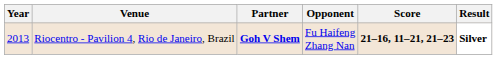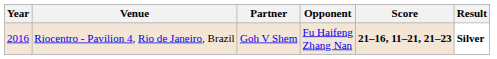(18, 38) 2013 -> (18, 38) 2016
(270, 38) bold -> (269, 38) normal
